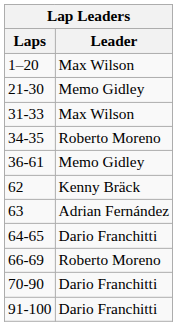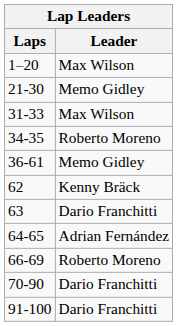(114, 211) Adrian Fernández -> (108, 211) Dario Franchitti
(108, 235) Dario Franchitti -> (114, 235) Adrian Fernández
